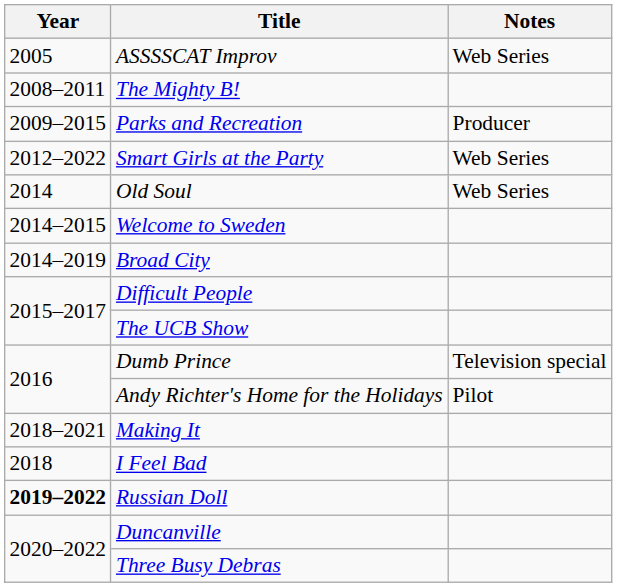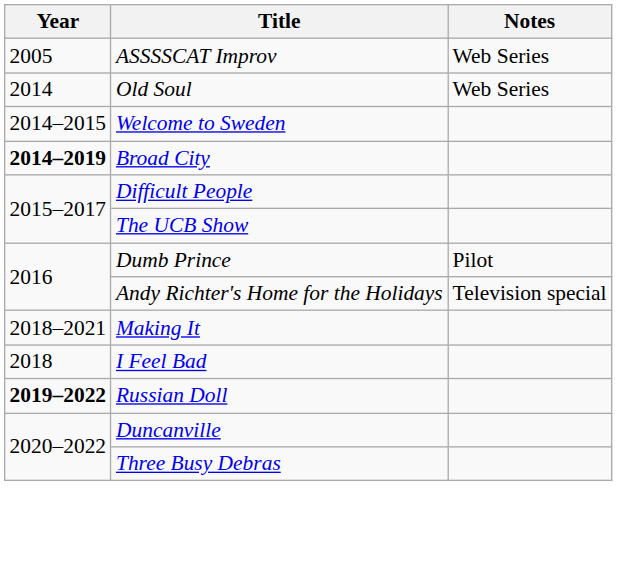- row: (178, 89)
- row: (209, 123)
- row: (220, 157)
(58, 259) normal -> (58, 157) bold
(530, 361) Television special -> (473, 259) Pilot
(473, 395) Pilot -> (530, 293) Television special
